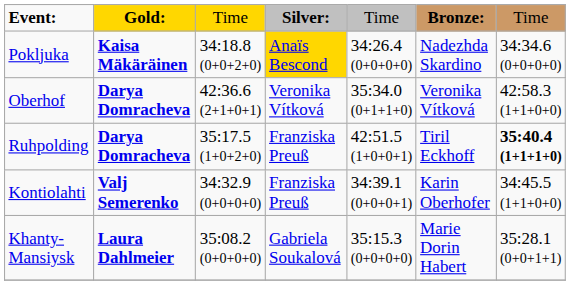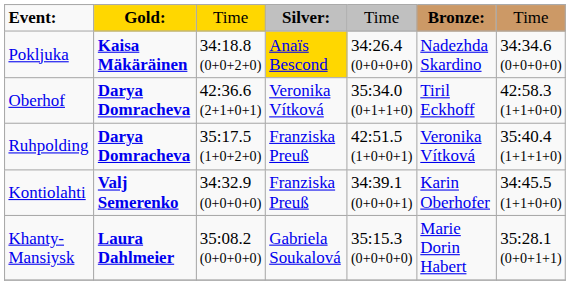(451, 100) Veronika Vítková -> (447, 100) Tiril Eckhoff
(447, 146) Tiril Eckhoff -> (451, 146) Veronika Vítková
(531, 146) bold -> (531, 146) normal
